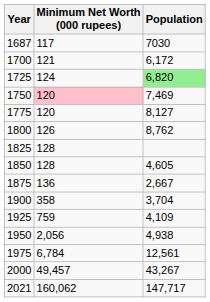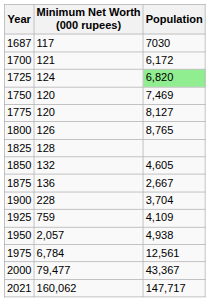(46, 95) pink background -> (46, 95) no background
(160, 130) 8,762 -> (160, 130) 8,765
(46, 165) 128 -> (46, 165) 132
(46, 200) 358 -> (46, 200) 228
(50, 235) 2,056 -> (50, 235) 2,057
(53, 270) 49,457 -> (53, 270) 79,477
(163, 270) 43,267 -> (163, 270) 43,367
